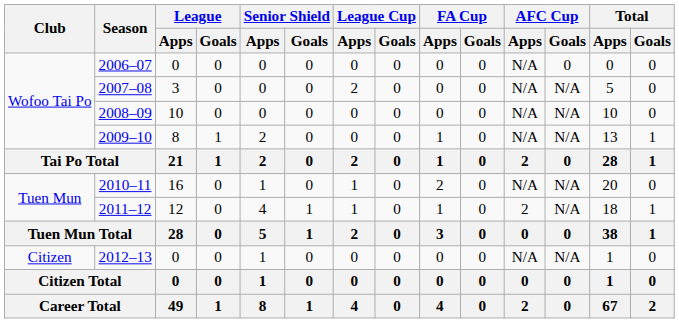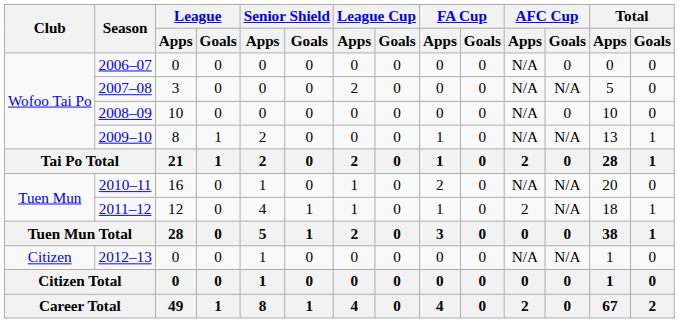(567, 112) N/A -> (567, 112) 0
